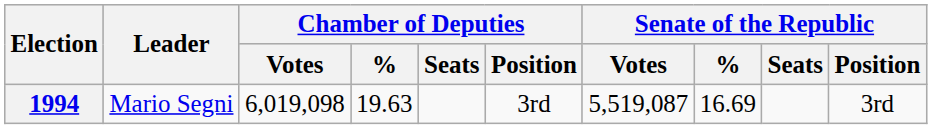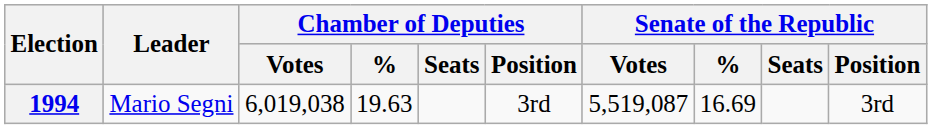(295, 103) 6,019,098 -> (295, 103) 6,019,038
